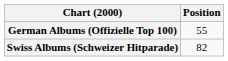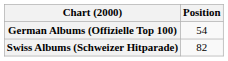(202, 30) 55 -> (202, 30) 54
